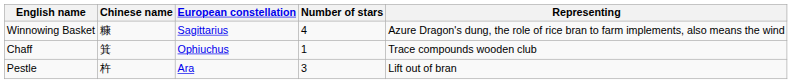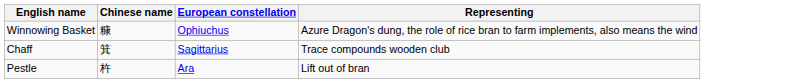- column: (342, 13)
(203, 31) Sagittarius -> (203, 31) Ophiuchus
(203, 50) Ophiuchus -> (203, 50) Sagittarius
